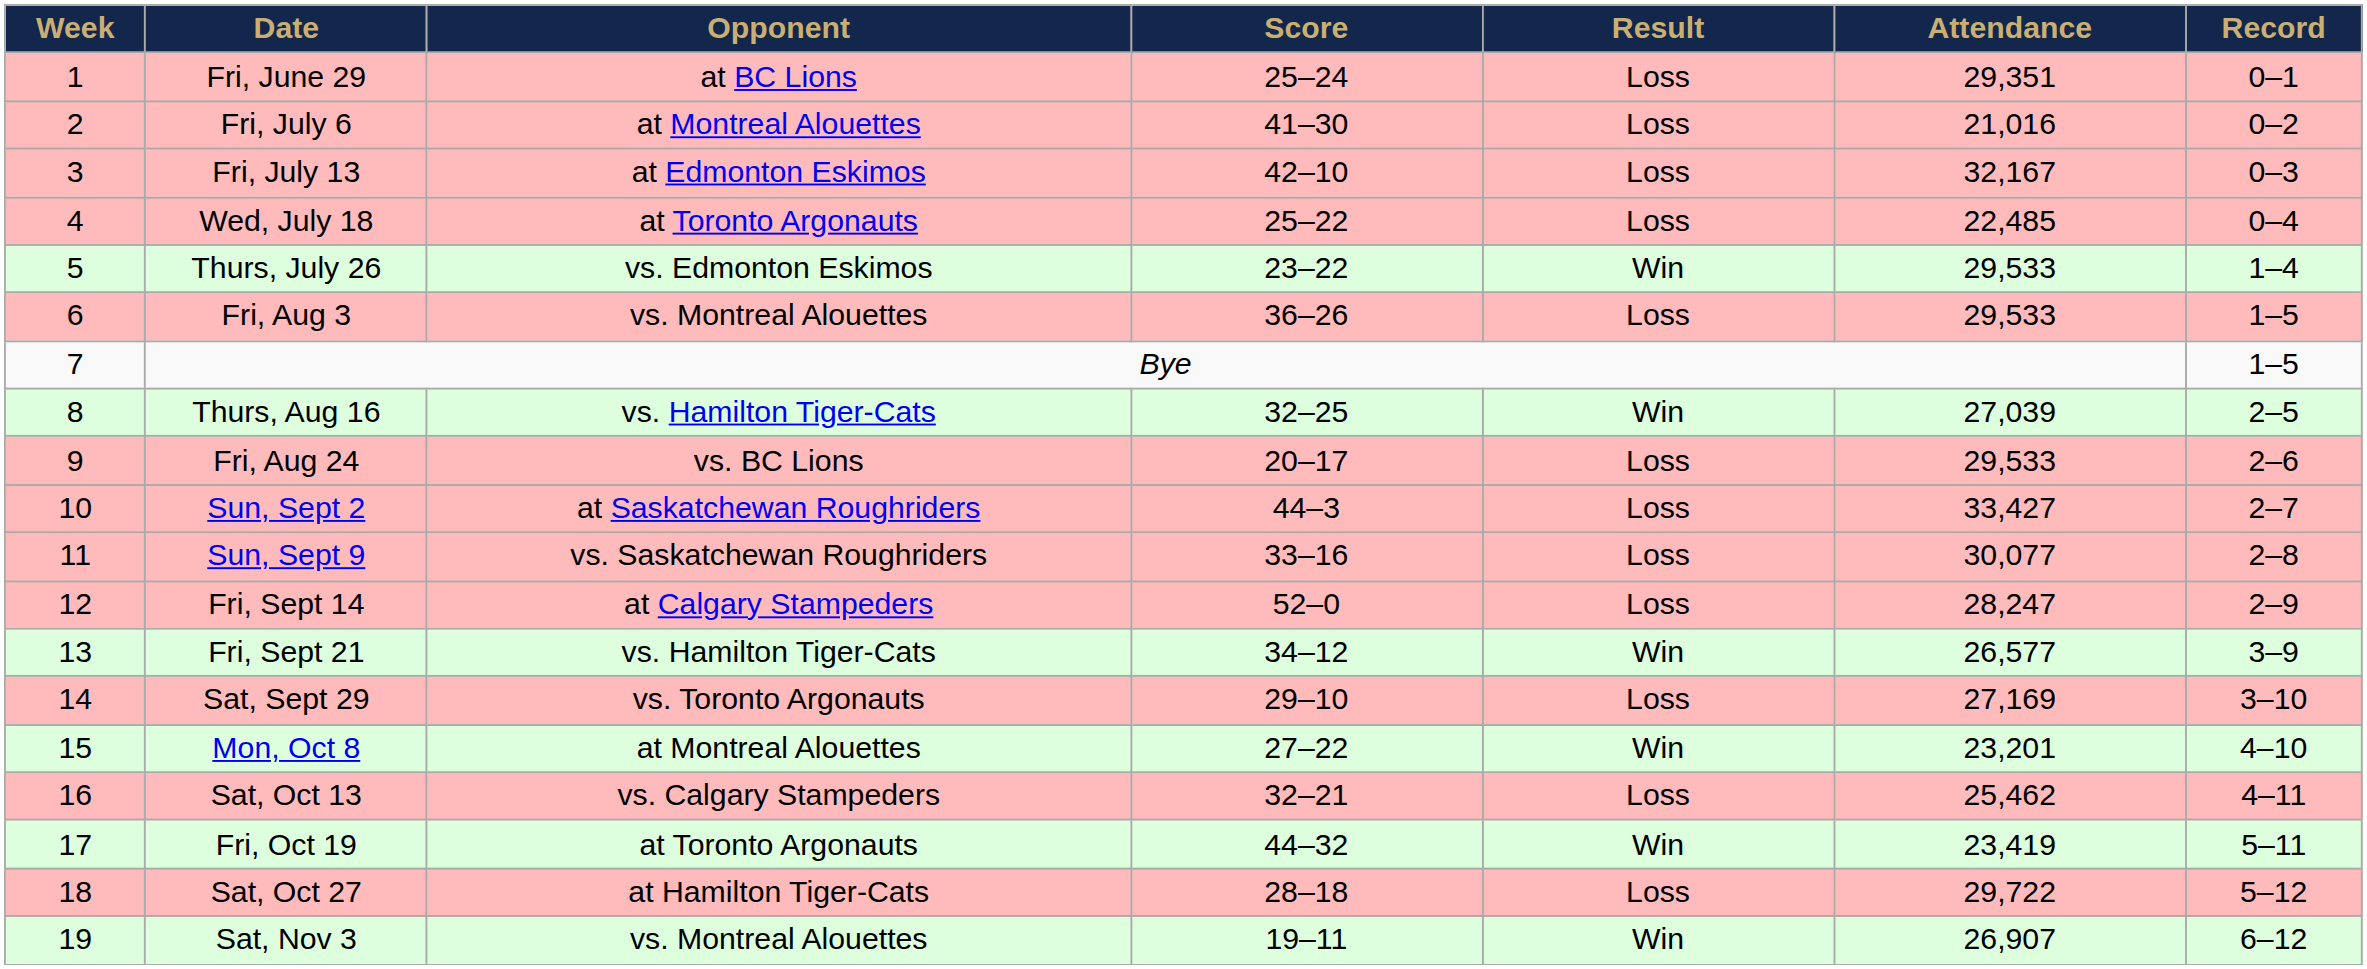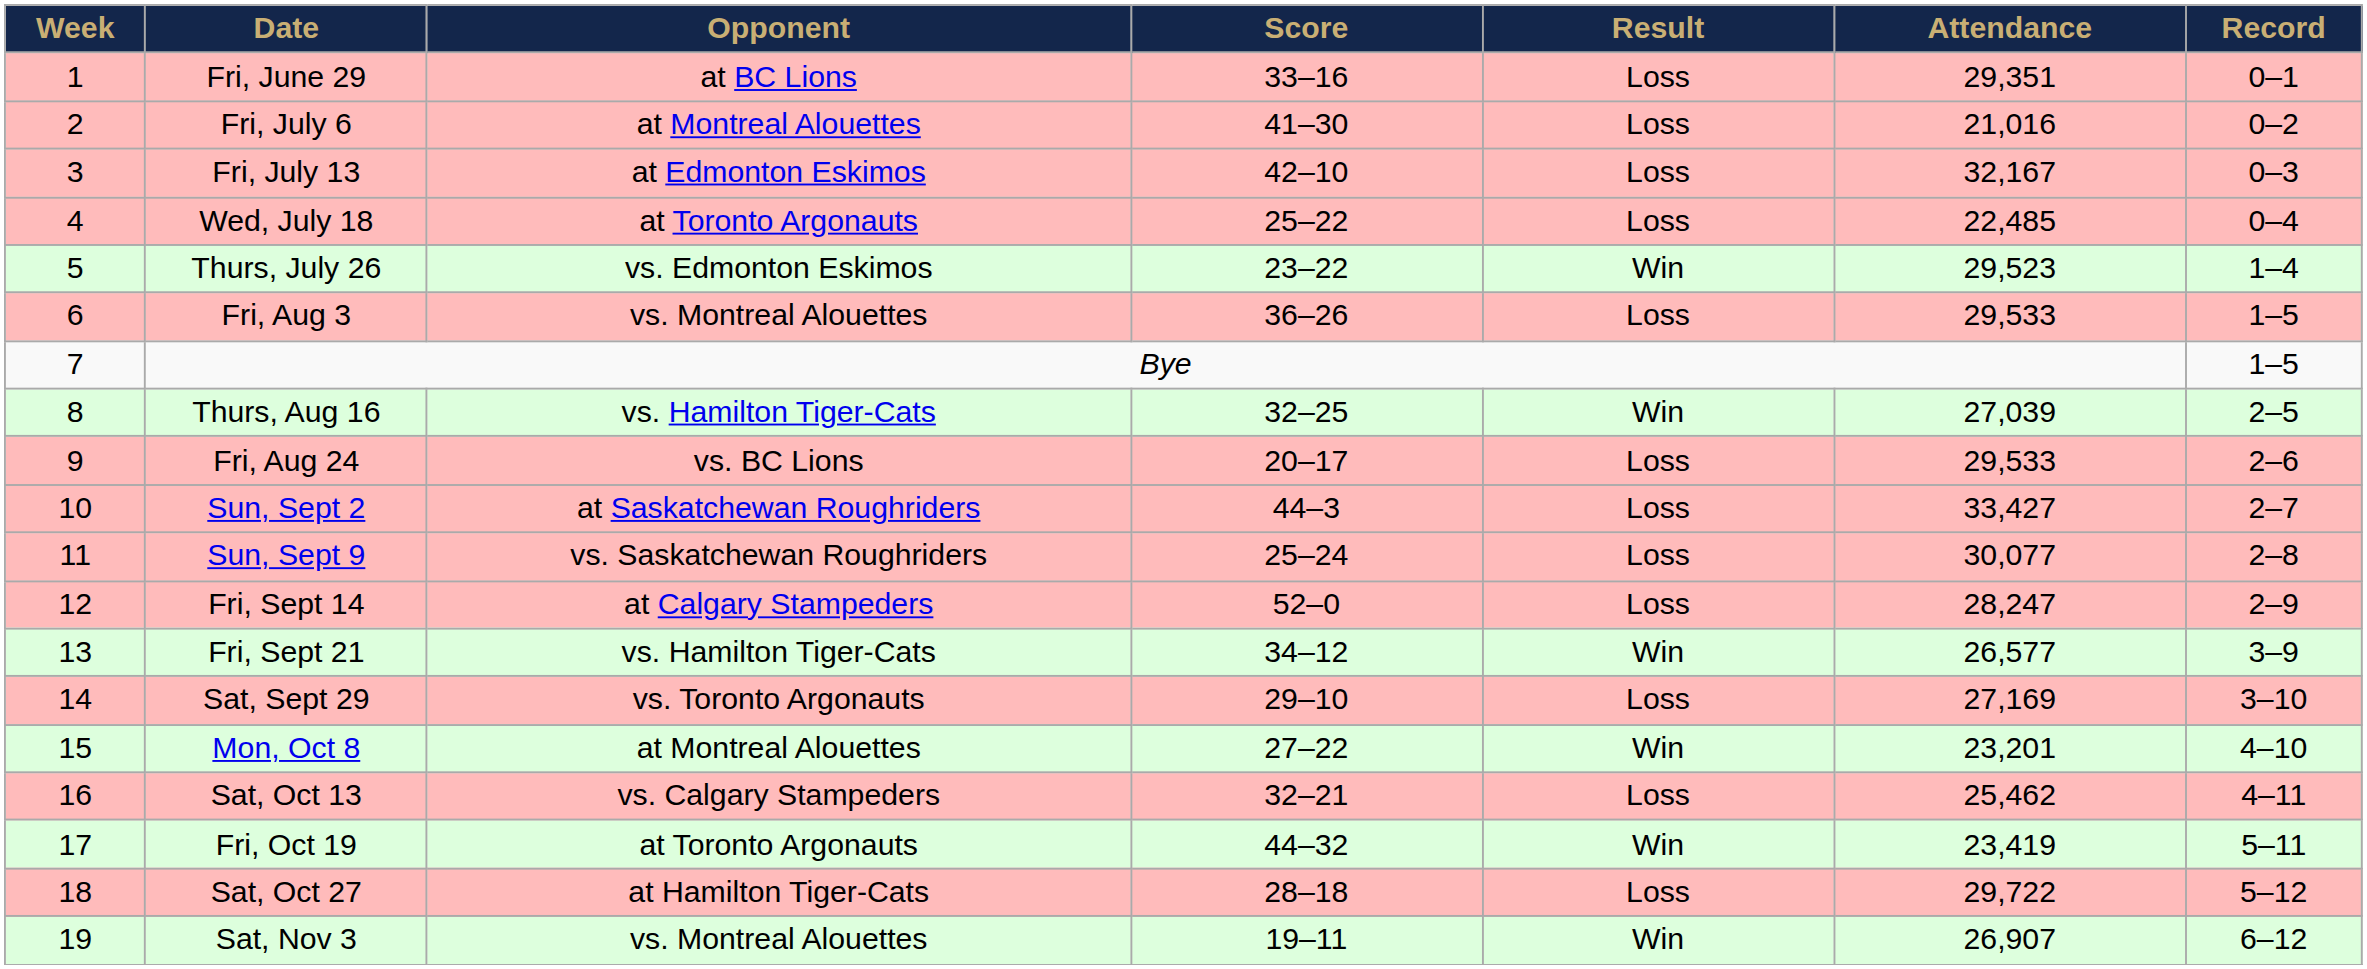(1306, 76) 25–24 -> (1306, 76) 33–16
(2010, 268) 29,533 -> (2010, 268) 29,523
(1306, 556) 33–16 -> (1306, 556) 25–24
